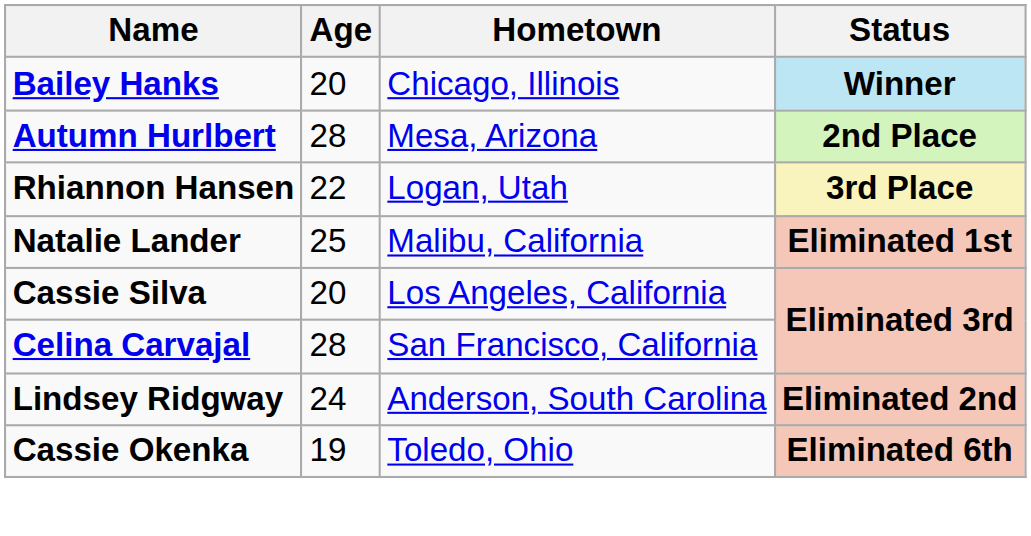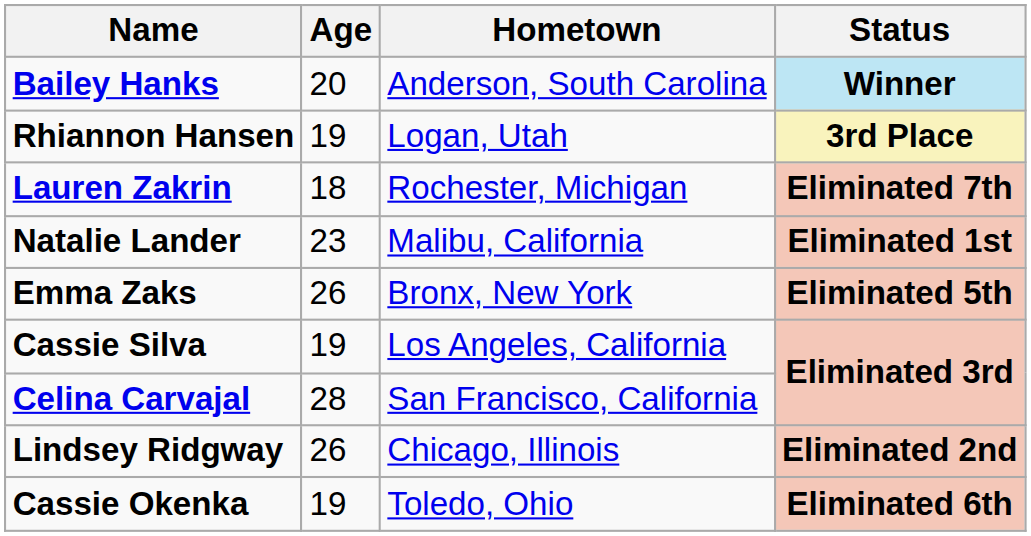(503, 83) Chicago, Illinois -> (577, 83) Anderson, South Carolina
- row: (144, 135)
(328, 188) 22 -> (328, 135) 19
+ row: (122, 188)
(328, 240) 25 -> (328, 240) 23
+ row: (105, 293)
(328, 293) 20 -> (328, 345) 19
(328, 398) 24 -> (328, 450) 26
(577, 398) Anderson, South Carolina -> (503, 450) Chicago, Illinois
